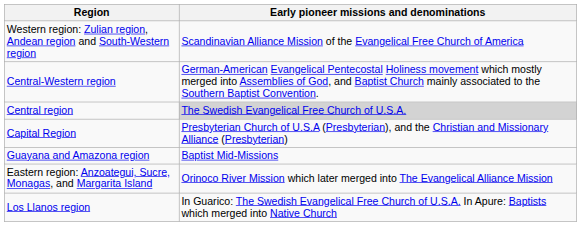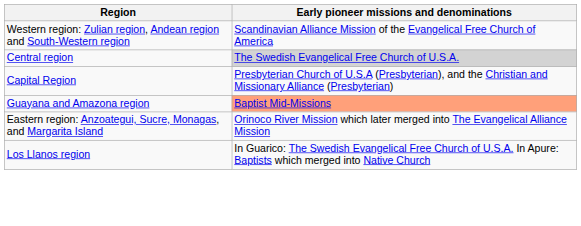- row: (61, 82)
(230, 156) no background -> (283, 103) lightsalmon background
